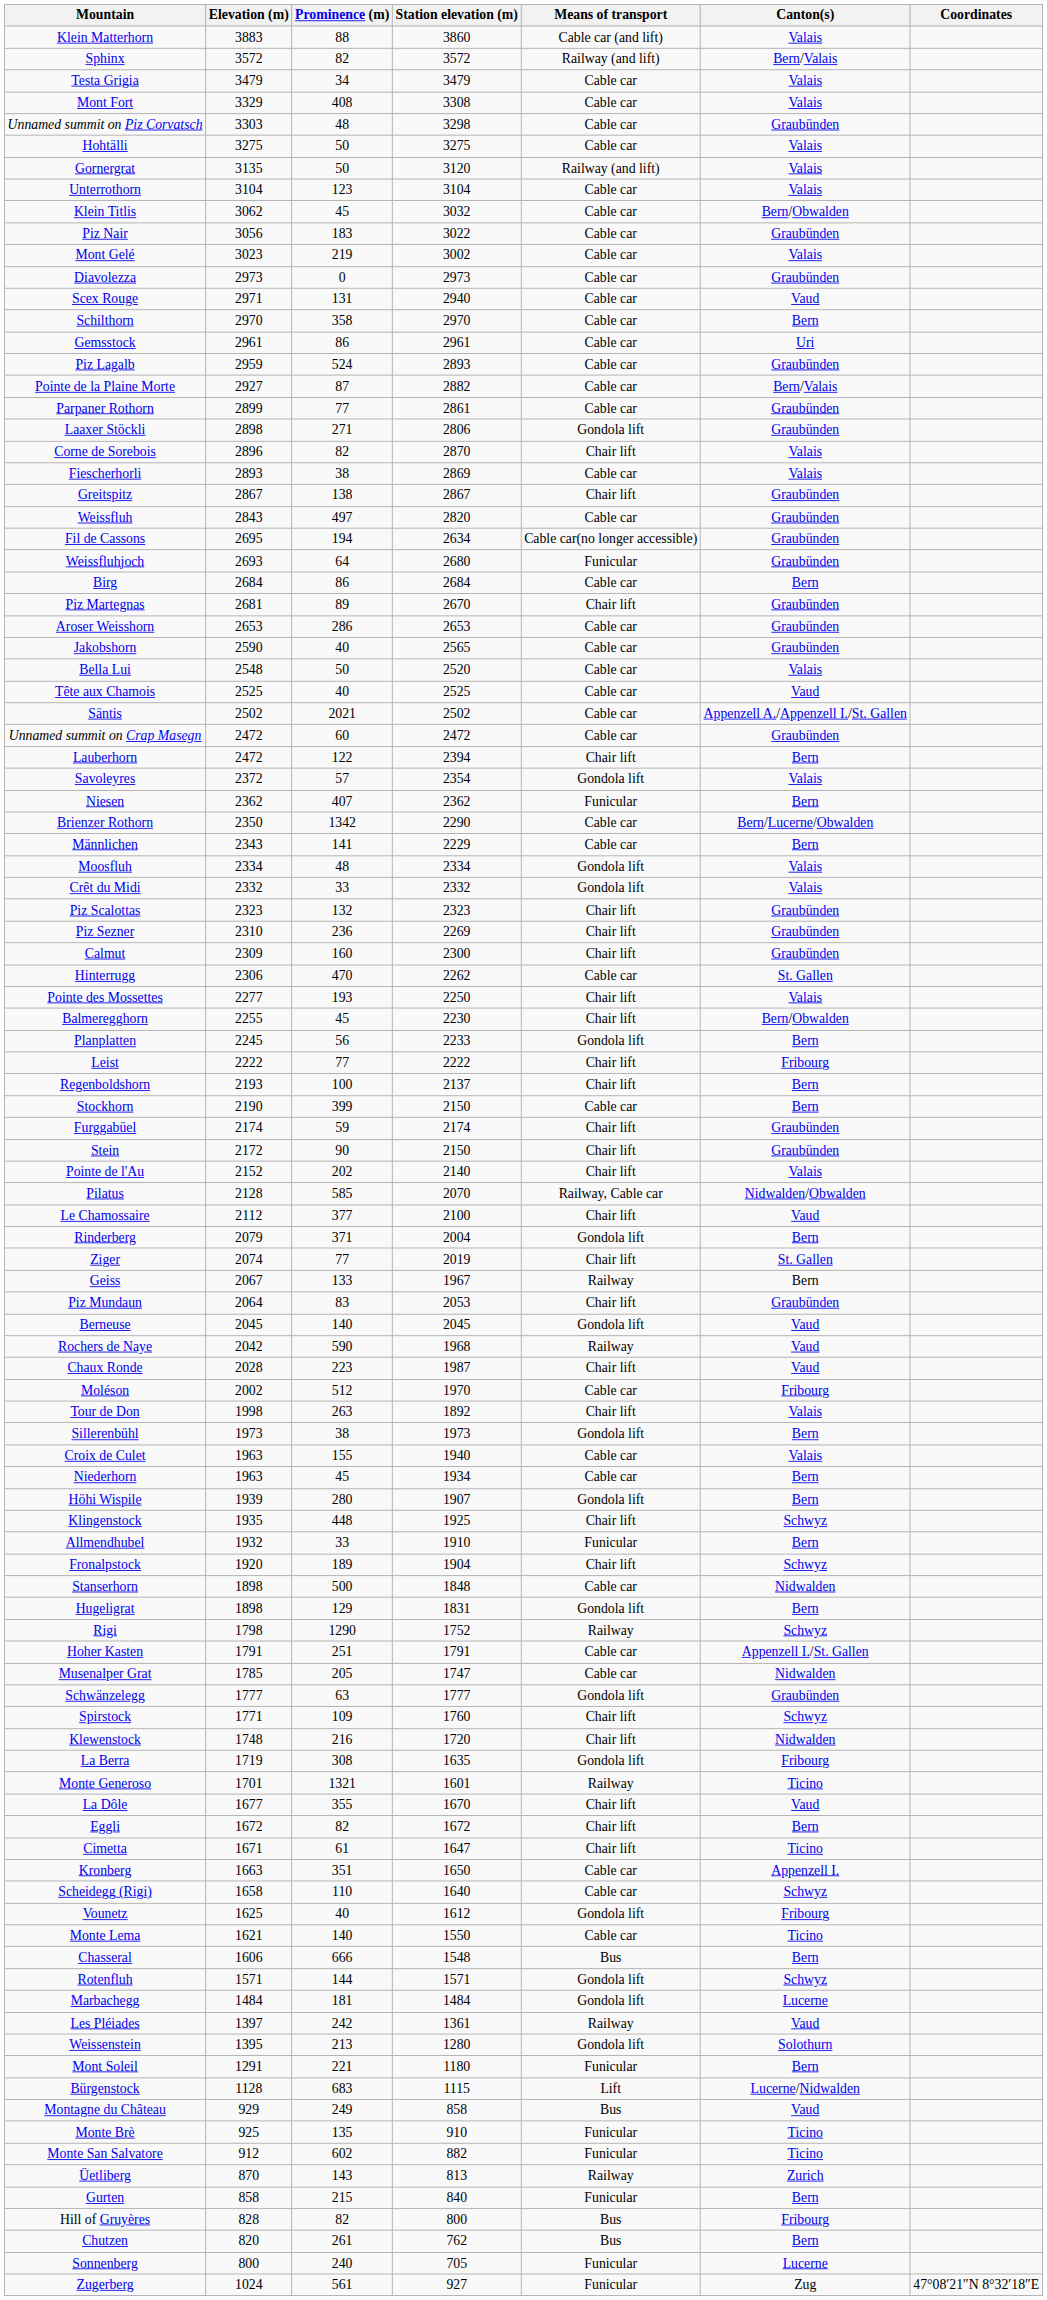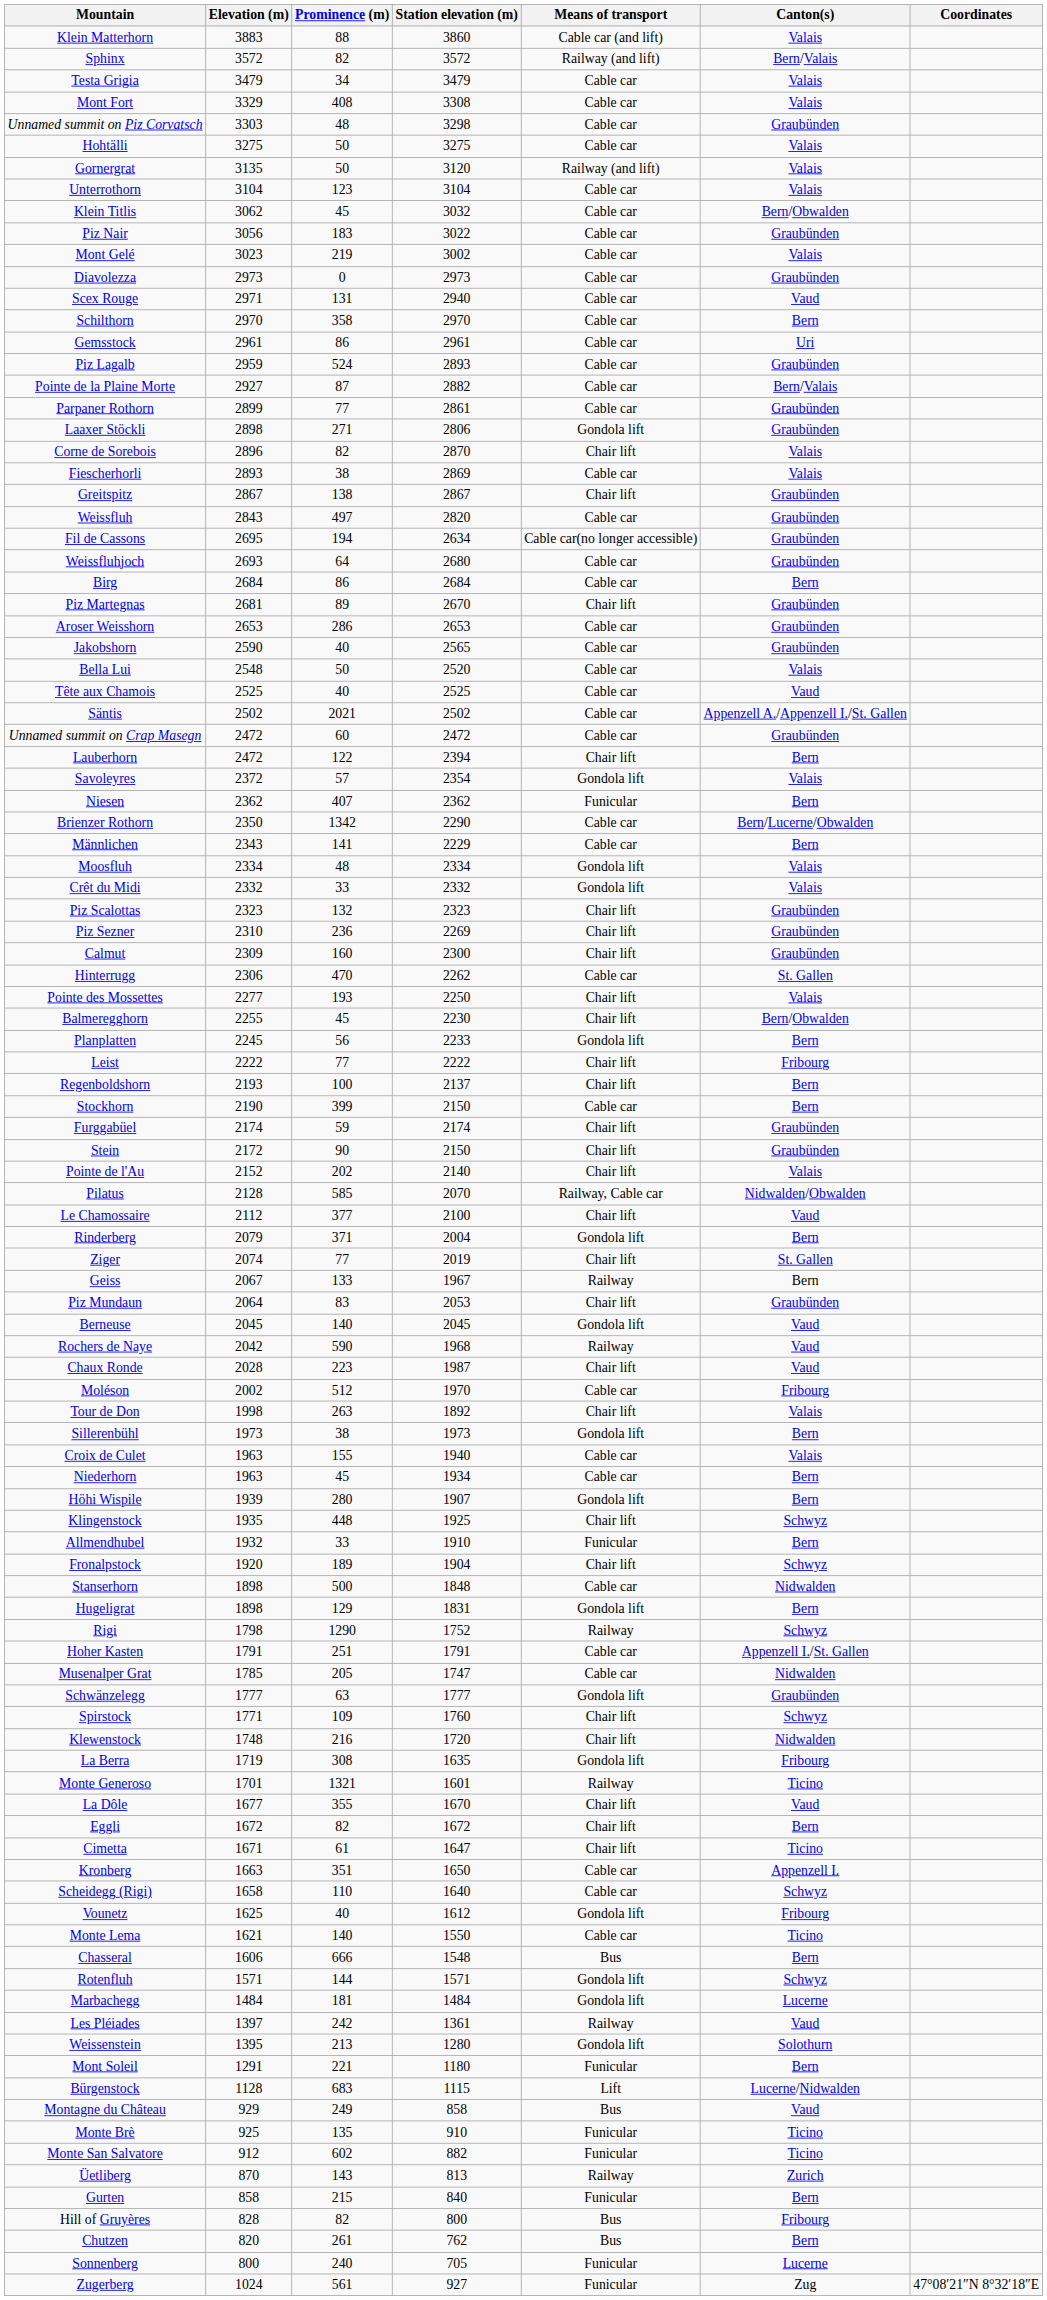(611, 560) Funicular -> (611, 560) Cable car
